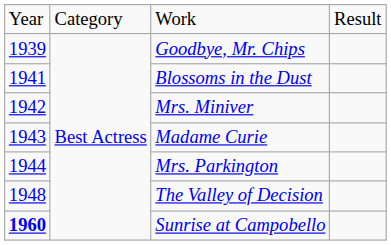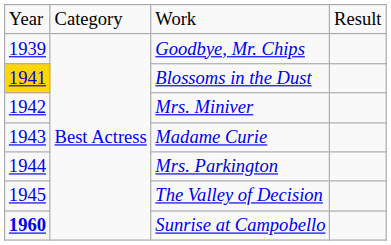(27, 78) no background -> (27, 78) gold background
(27, 195) 1948 -> (27, 195) 1945
